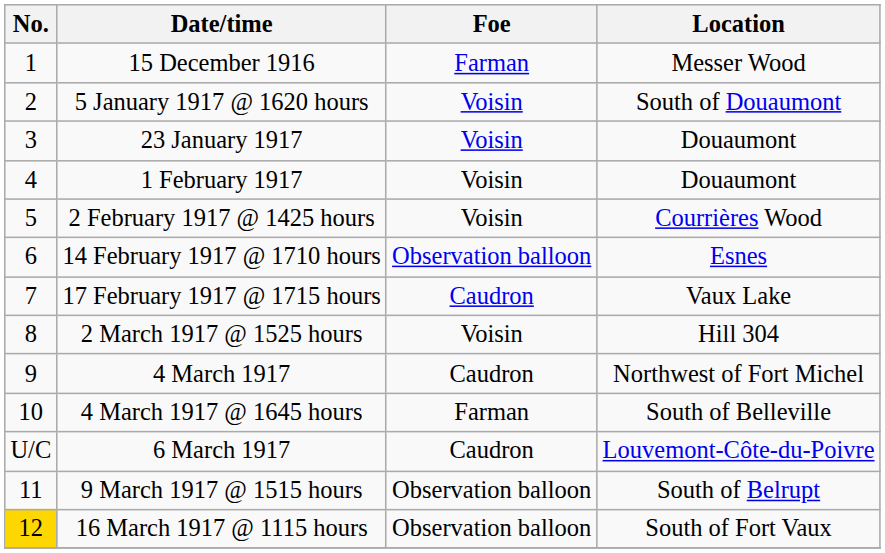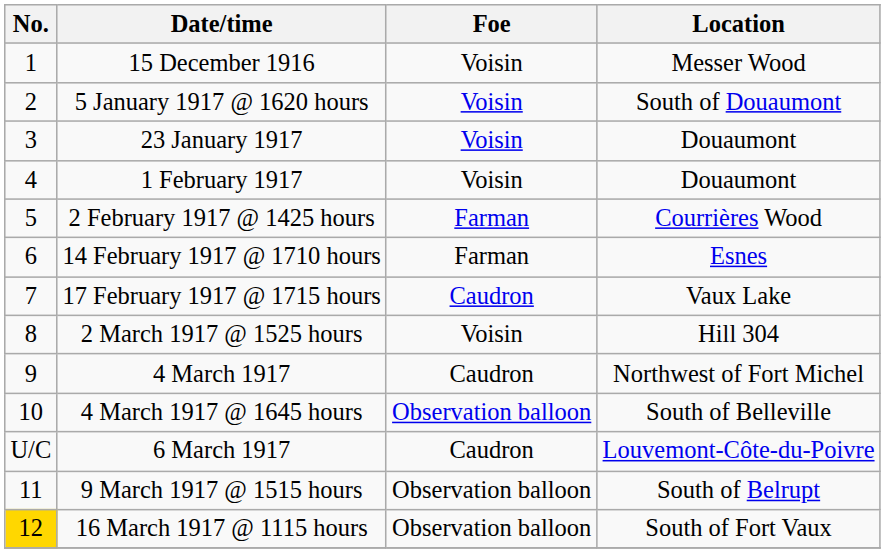(492, 62) Farman -> (492, 62) Voisin
(492, 218) Voisin -> (492, 218) Farman
(492, 256) Observation balloon -> (492, 256) Farman
(492, 412) Farman -> (492, 412) Observation balloon
